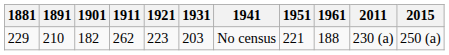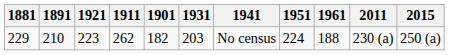columns swapped: (92, 15) <-> (161, 15)
(293, 38) 221 -> (293, 38) 224
